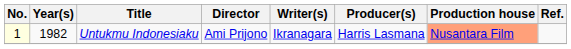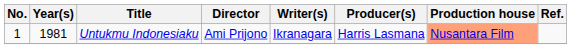(17, 33) lightyellow background -> (17, 33) no background
(53, 33) 1982 -> (53, 33) 1981
